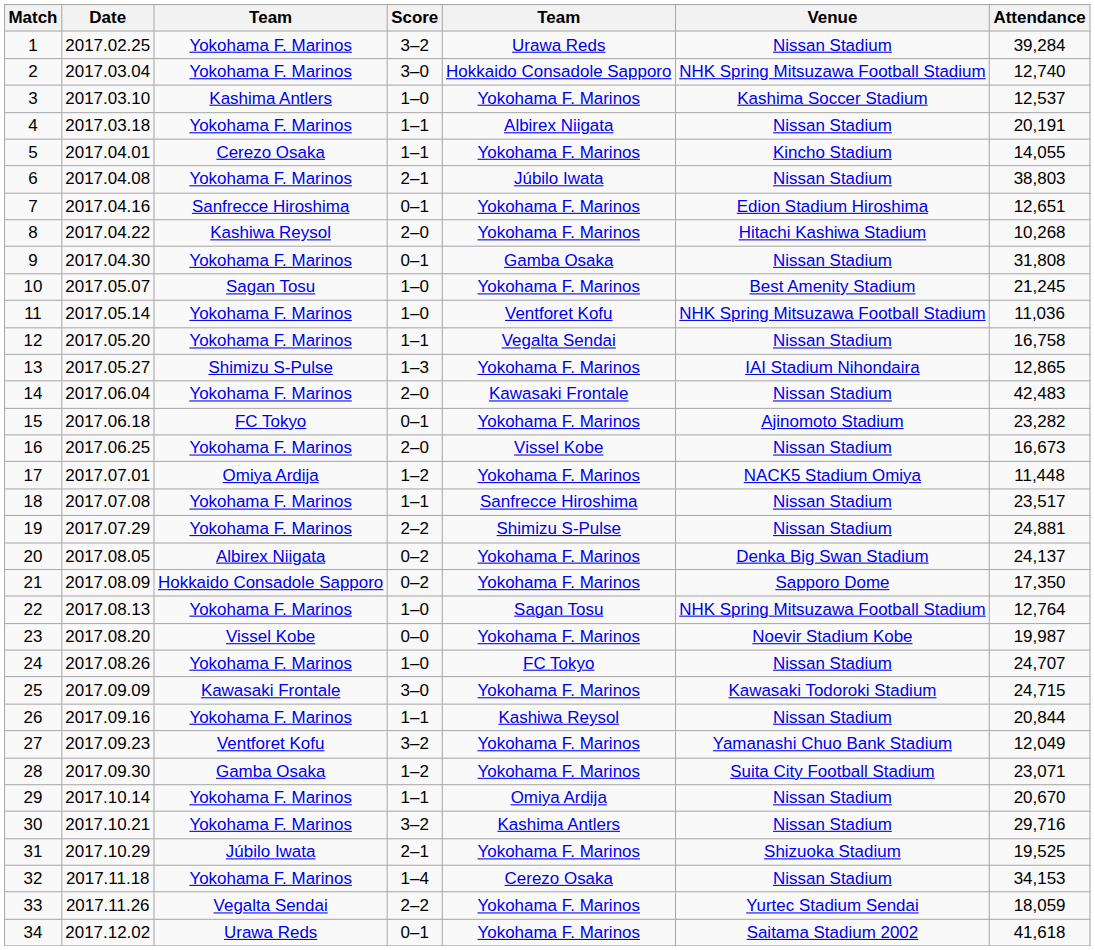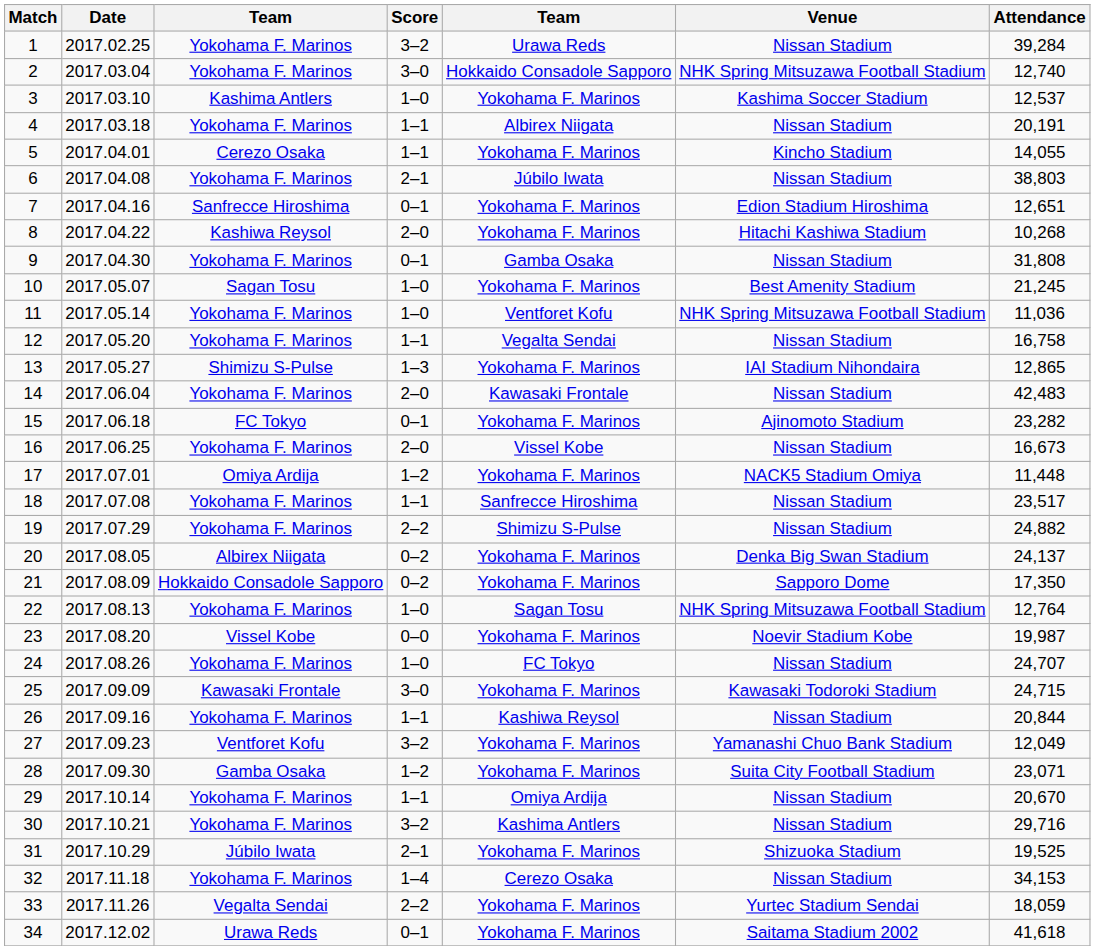(1040, 529) 24,881 -> (1040, 529) 24,882
